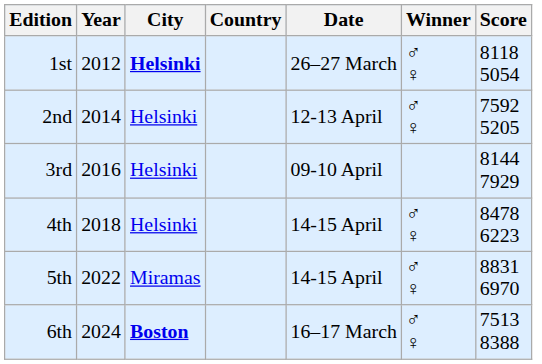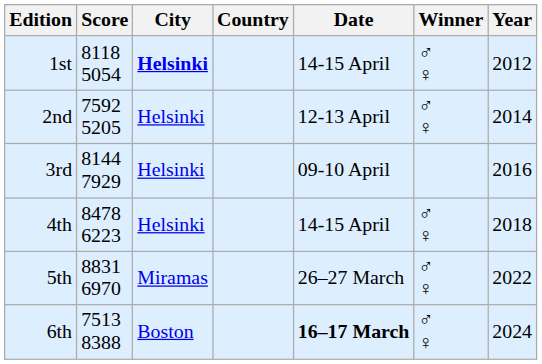columns swapped: (101, 20) <-> (503, 20)
(344, 62) 26–27 March -> (344, 62) 14-15 April
(337, 277) 14-15 April -> (351, 277) 26–27 March
(159, 331) bold -> (165, 331) normal
(344, 331) normal -> (354, 331) bold
